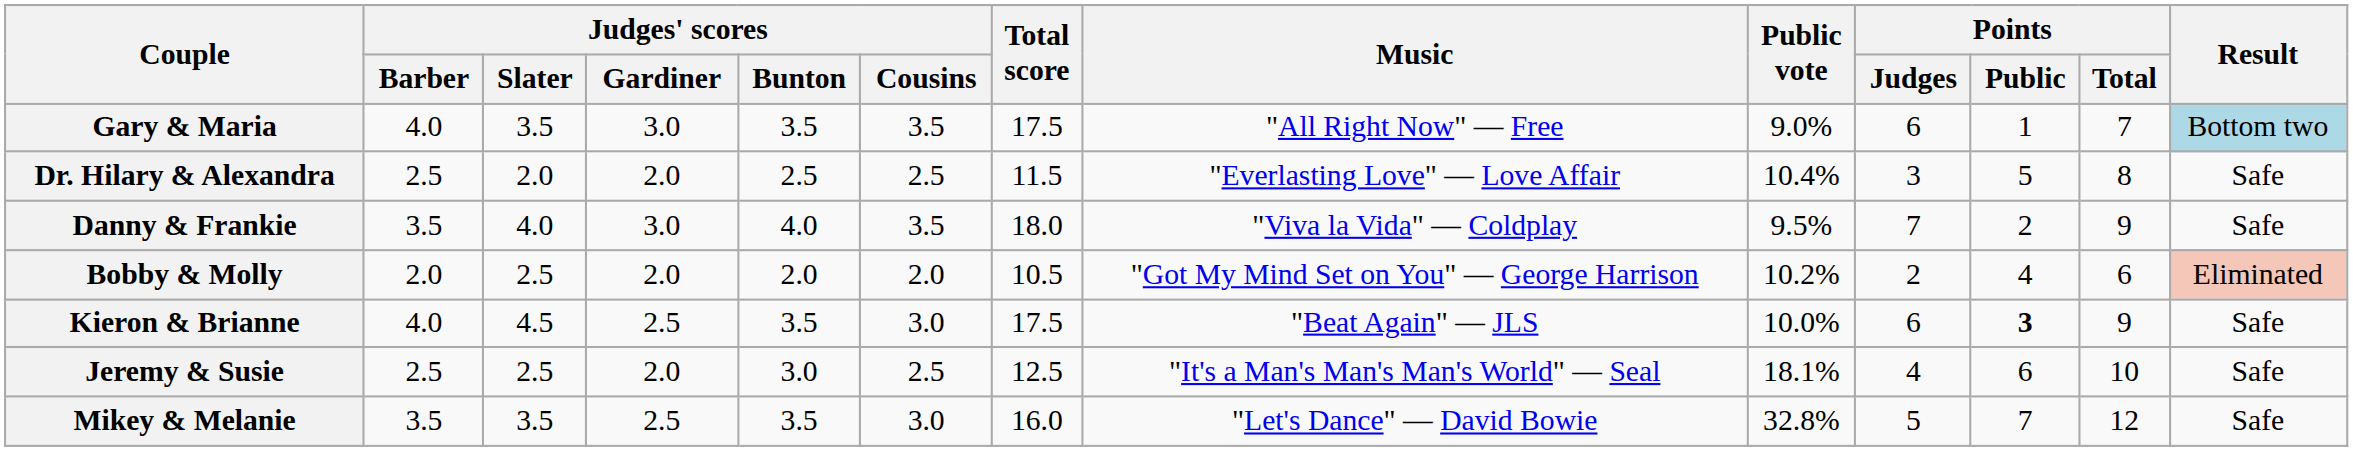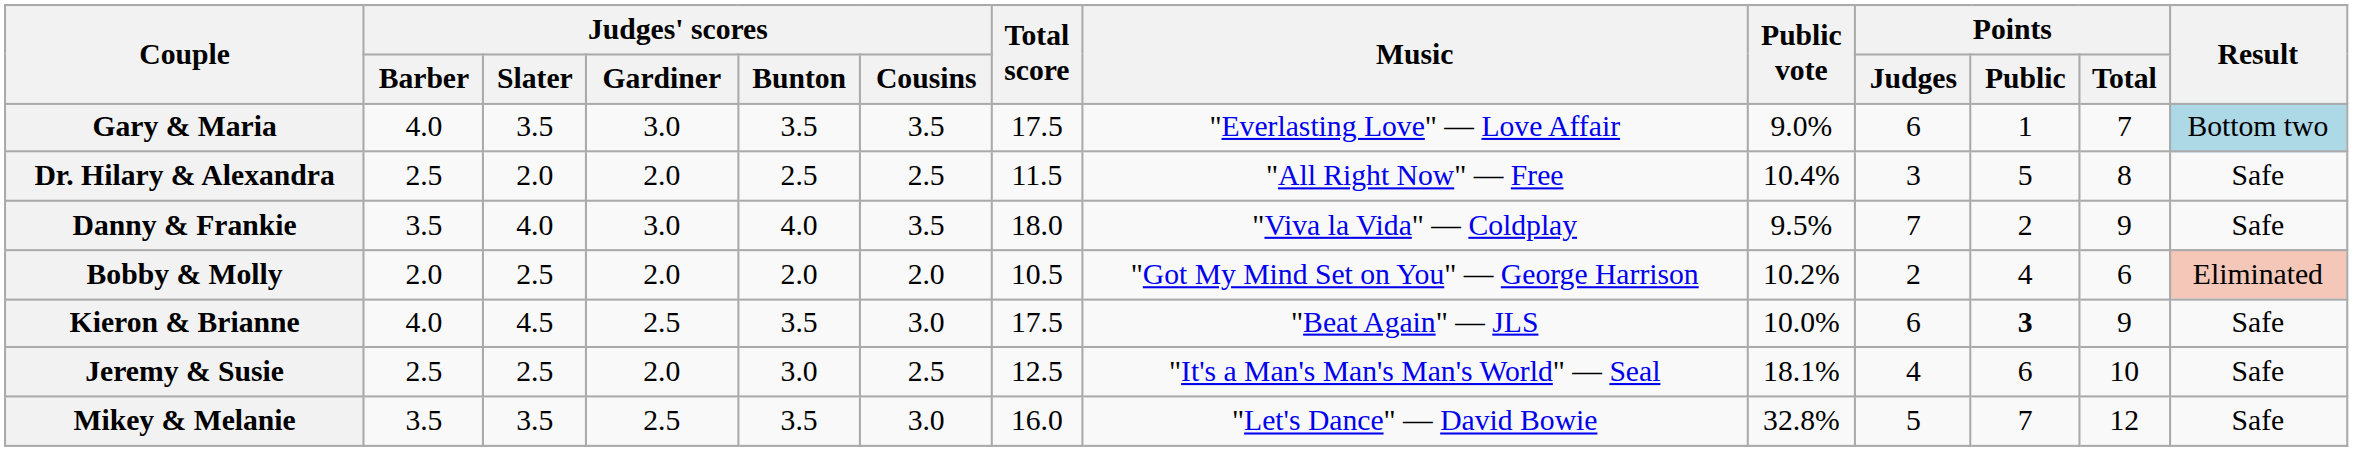(1415, 127) "All Right Now" — Free -> (1415, 127) "Everlasting Love" — Love Affair
(1415, 176) "Everlasting Love" — Love Affair -> (1415, 176) "All Right Now" — Free
